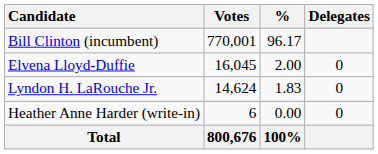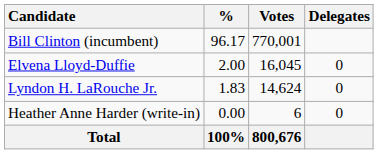columns swapped: (232, 16) <-> (282, 16)
